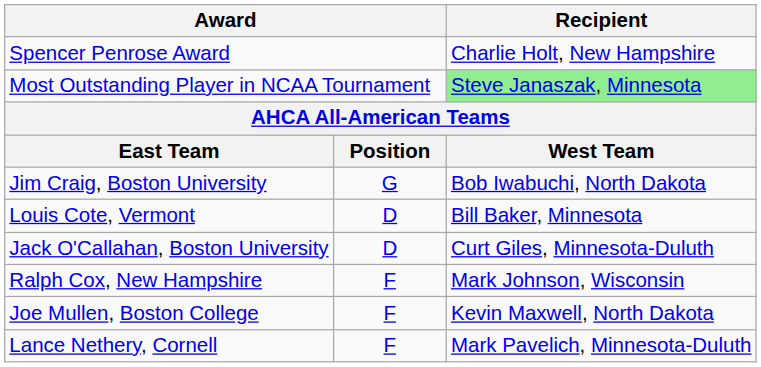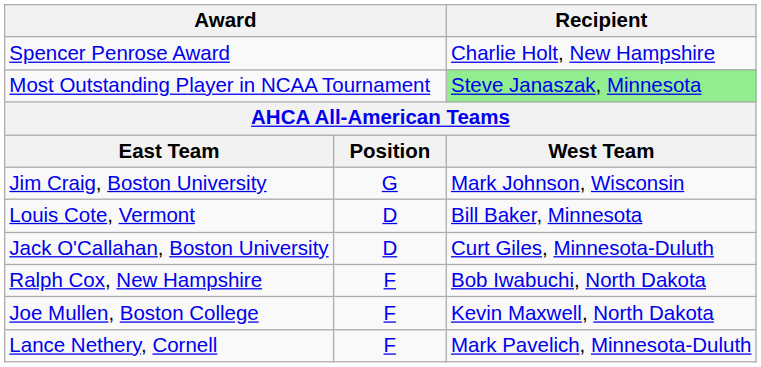(578, 183) Bob Iwabuchi, North Dakota -> (568, 183) Mark Johnson, Wisconsin
(568, 280) Mark Johnson, Wisconsin -> (578, 280) Bob Iwabuchi, North Dakota
